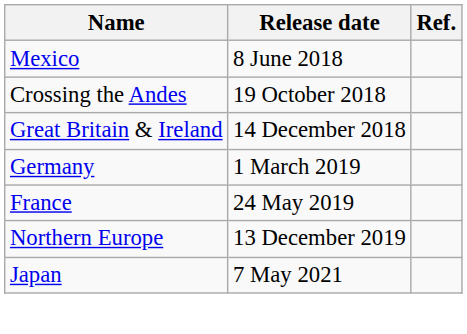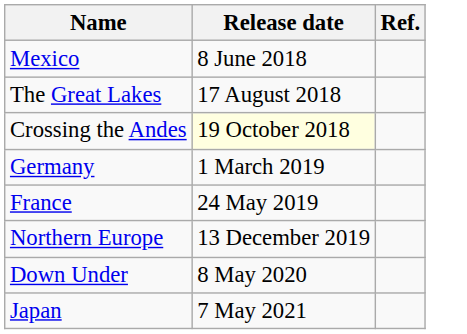+ row: (86, 94)
(309, 94) no background -> (273, 130) lightyellow background
- row: (116, 130)
+ row: (69, 274)
